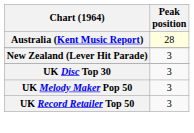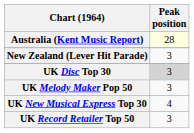(169, 71) no background -> (169, 71) lightgrey background
+ row: (77, 103)
